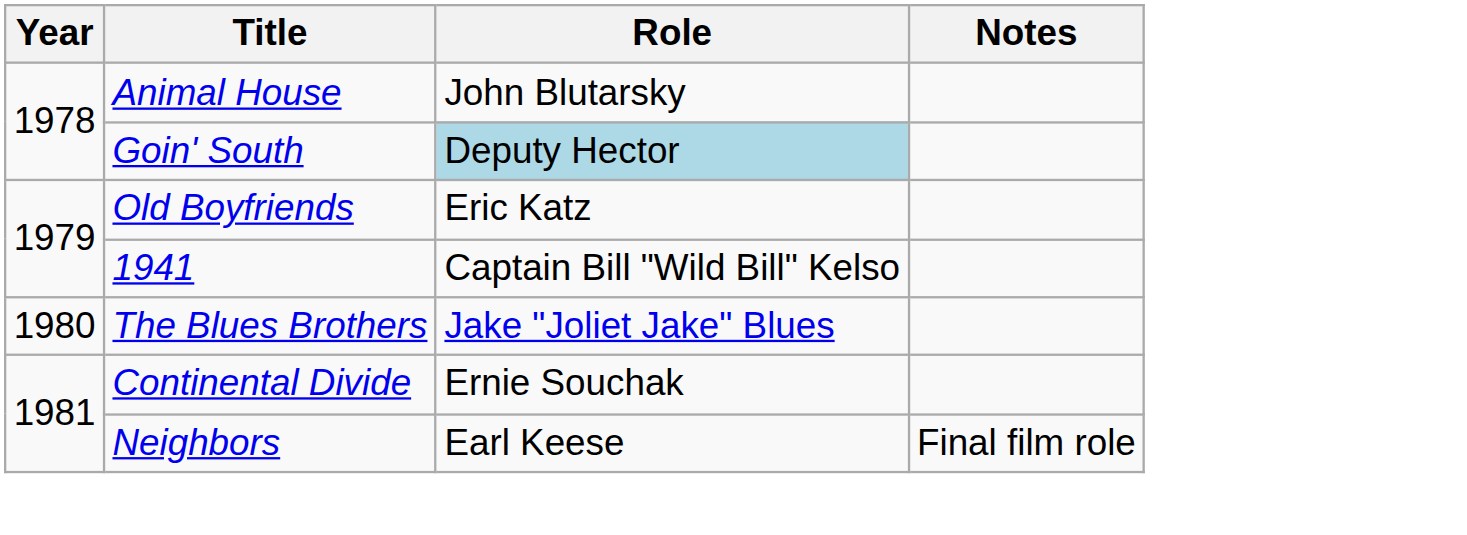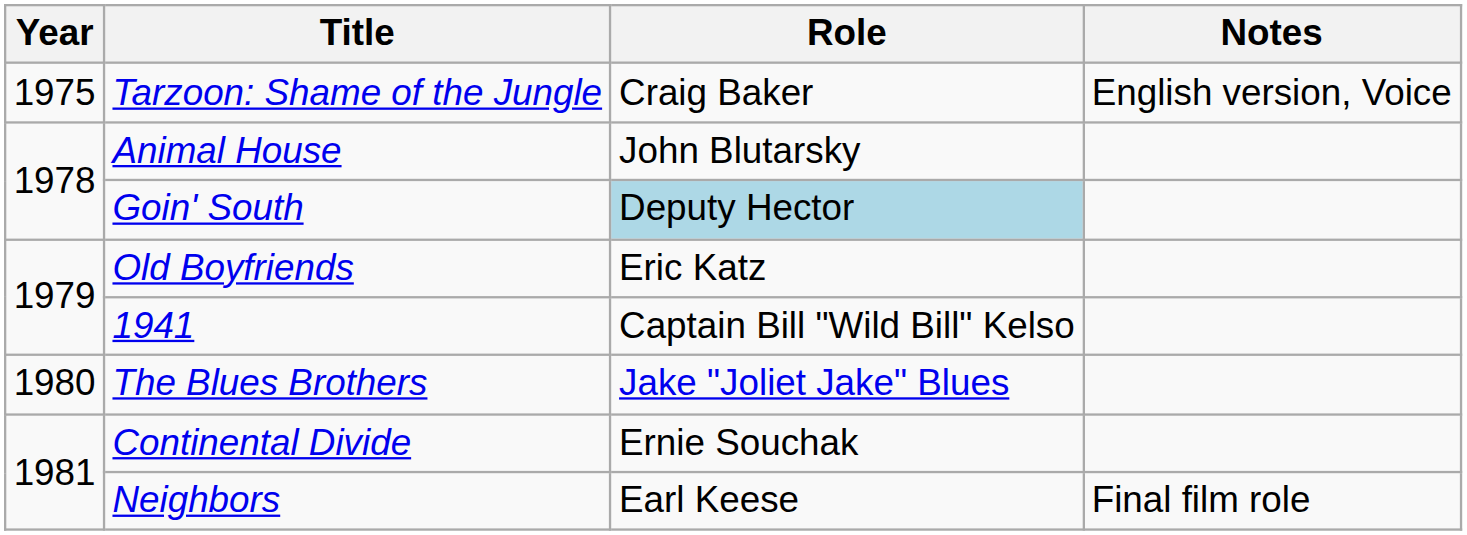+ row: (357, 92)
